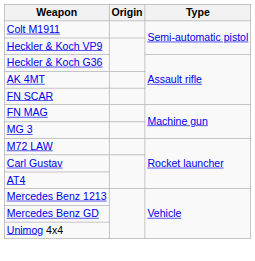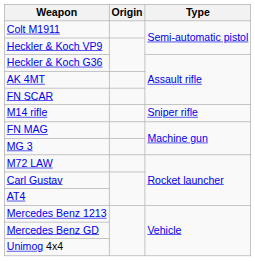+ row: (27, 113)
